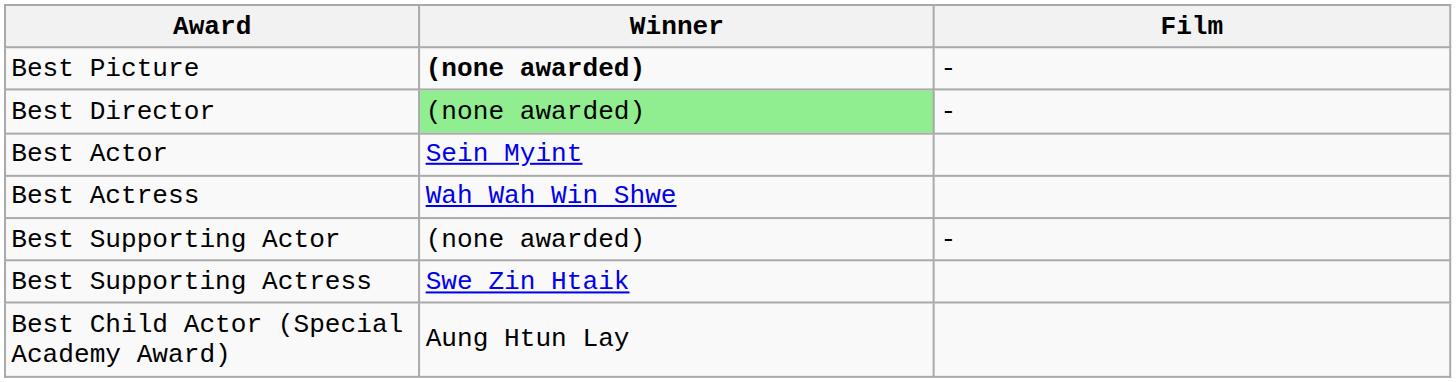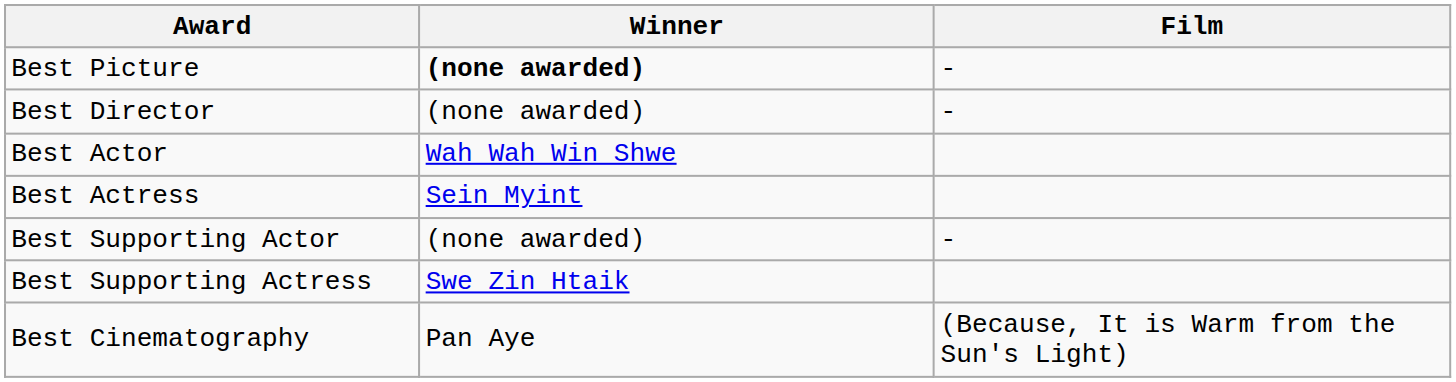(535, 111) lightgreen background -> (535, 111) no background
(504, 154) Sein Myint -> (551, 154) Wah Wah Win Shwe
(551, 197) Wah Wah Win Shwe -> (504, 197) Sein Myint
+ row: (160, 339)
- row: (207, 339)
